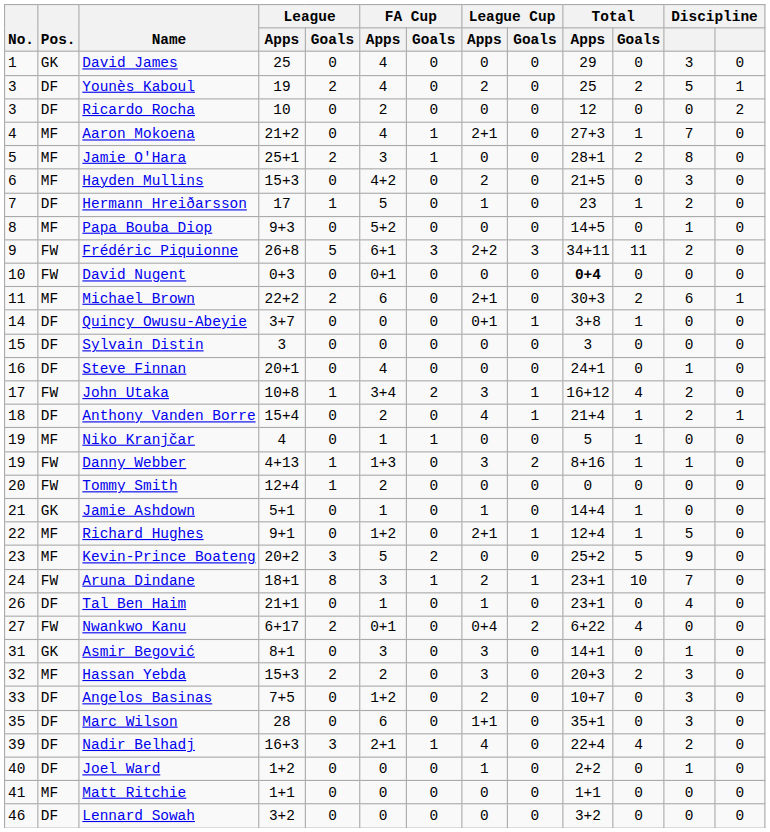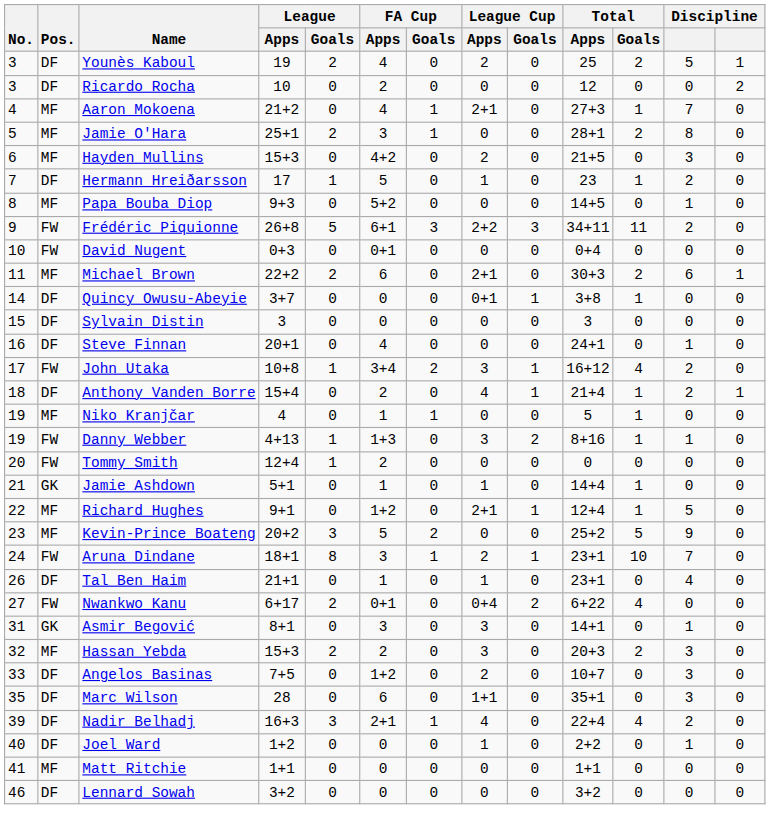- row: (130, 63)
(588, 275) bold -> (588, 251) normal
